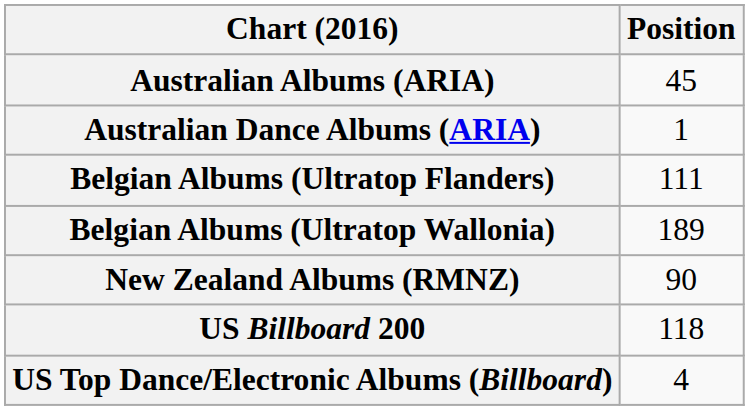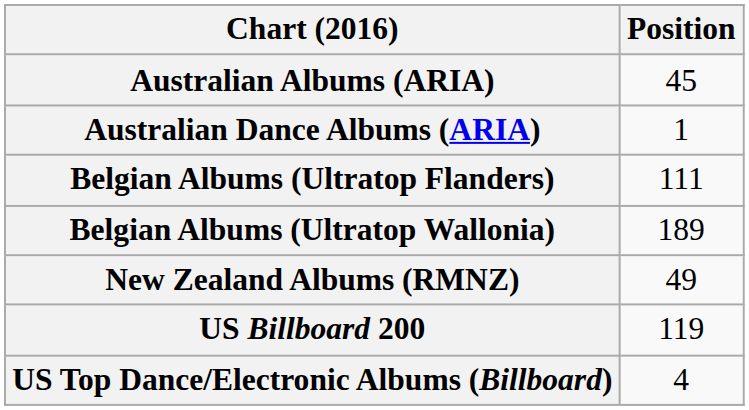(681, 279) 90 -> (681, 279) 49
(681, 329) 118 -> (681, 329) 119
